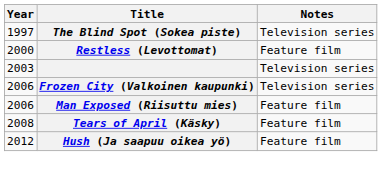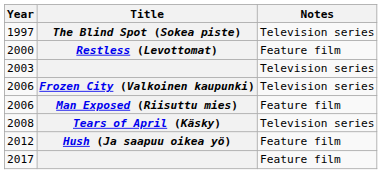(300, 123) Feature film -> (317, 123) Television series
+ row: (21, 159)
